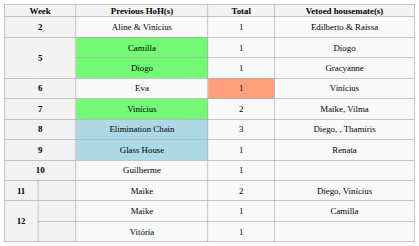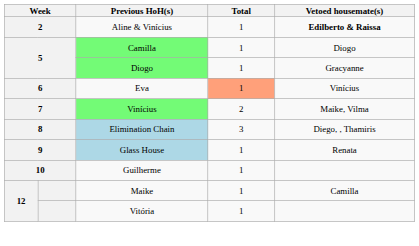(345, 27) normal -> (345, 27) bold
- row: (21, 190)
